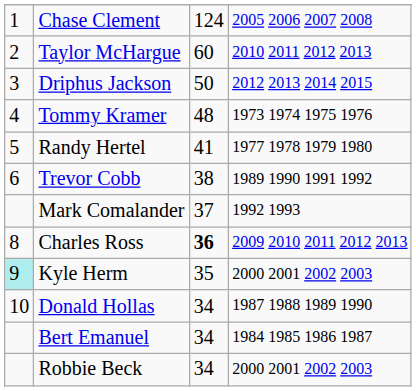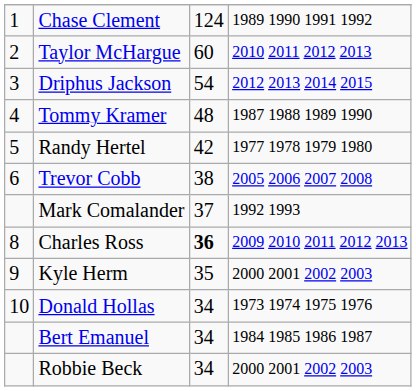(302, 20) 2005 2006 2007 2008 -> (302, 20) 1989 1990 1991 1992
(204, 83) 50 -> (204, 83) 54
(302, 115) 1973 1974 1975 1976 -> (302, 115) 1987 1988 1989 1990
(204, 147) 41 -> (204, 147) 42
(302, 178) 1989 1990 1991 1992 -> (302, 178) 2005 2006 2007 2008
(14, 274) paleturquoise background -> (14, 274) no background
(302, 305) 1987 1988 1989 1990 -> (302, 305) 1973 1974 1975 1976
